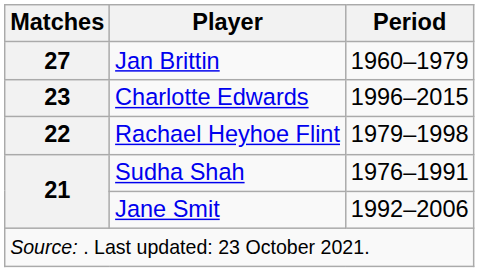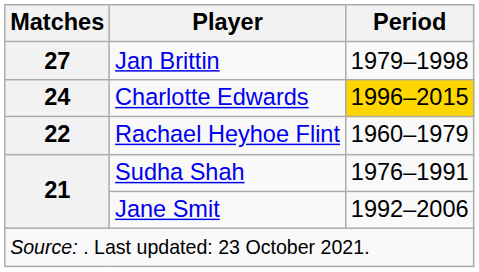(410, 60) 1960–1979 -> (410, 60) 1979–1998
(57, 97) 23 -> (57, 97) 24
(410, 97) no background -> (410, 97) gold background
(410, 135) 1979–1998 -> (410, 135) 1960–1979
